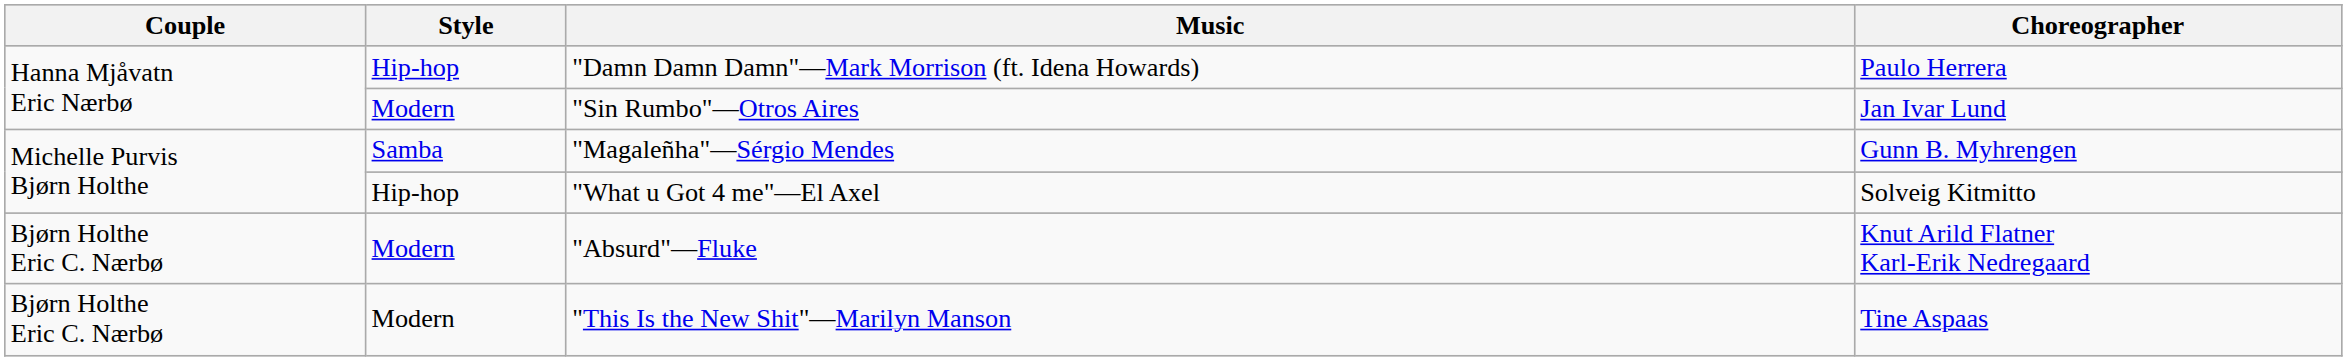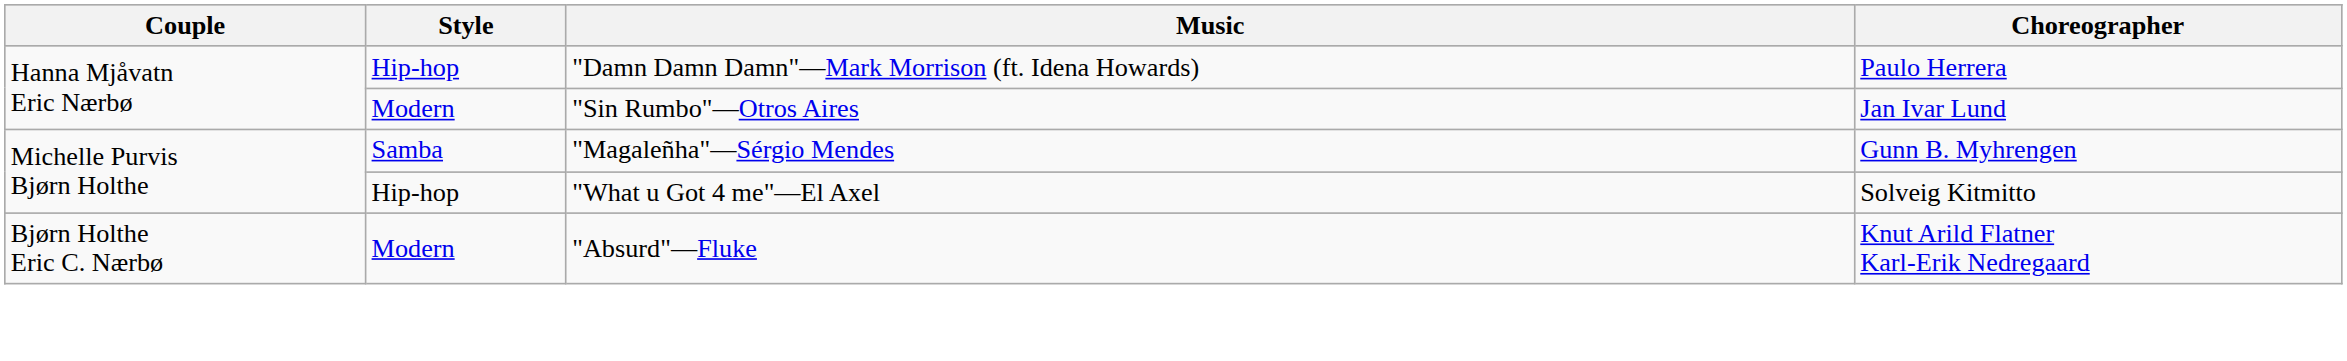- row: (792, 319)
